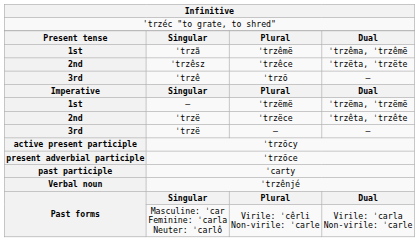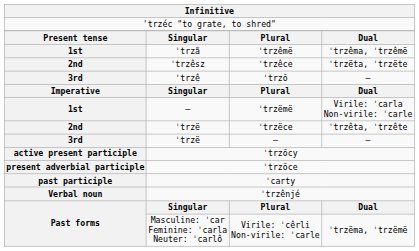(368, 104) ˈtrzëma, ˈtrzëmë -> (368, 109) Virile: ˈcarla Non-virile: ˈcarle
(368, 221) Virile: ˈcarla Non-virile: ˈcarle -> (368, 230) ˈtrzëma, ˈtrzëmë
